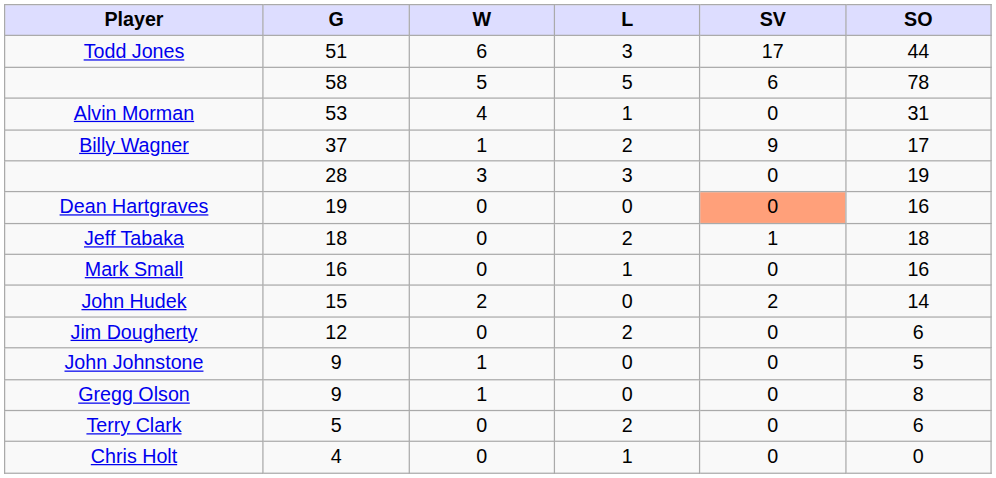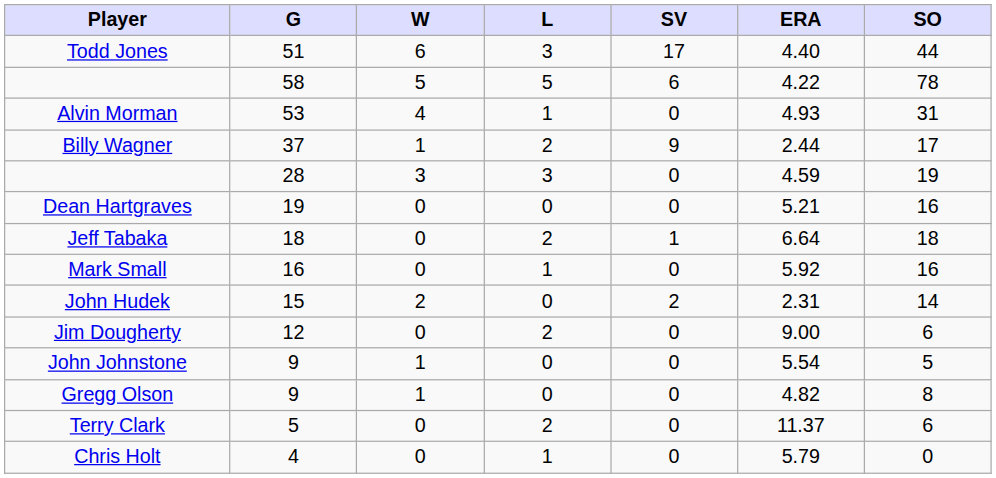+ column: (801, 20)
(773, 207) lightsalmon background -> (674, 207) no background
